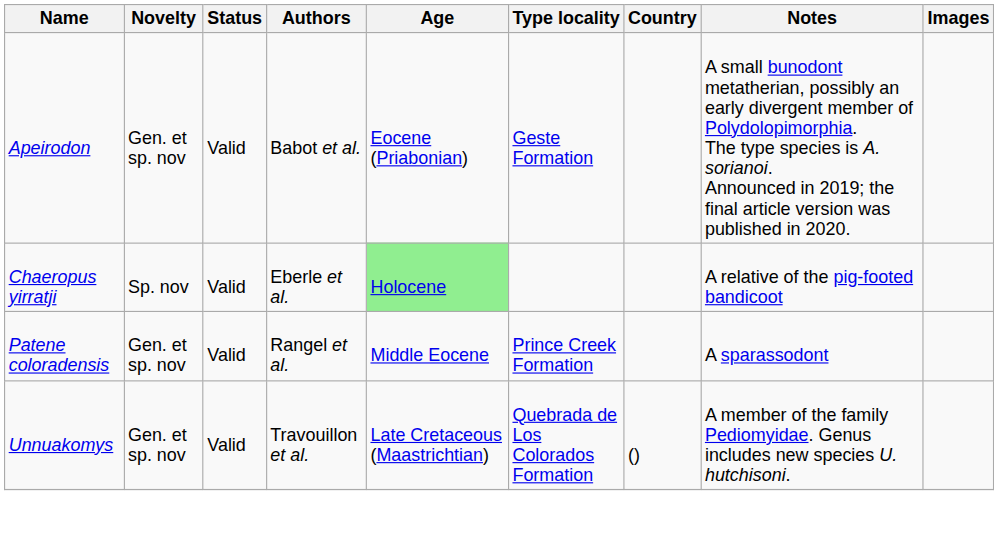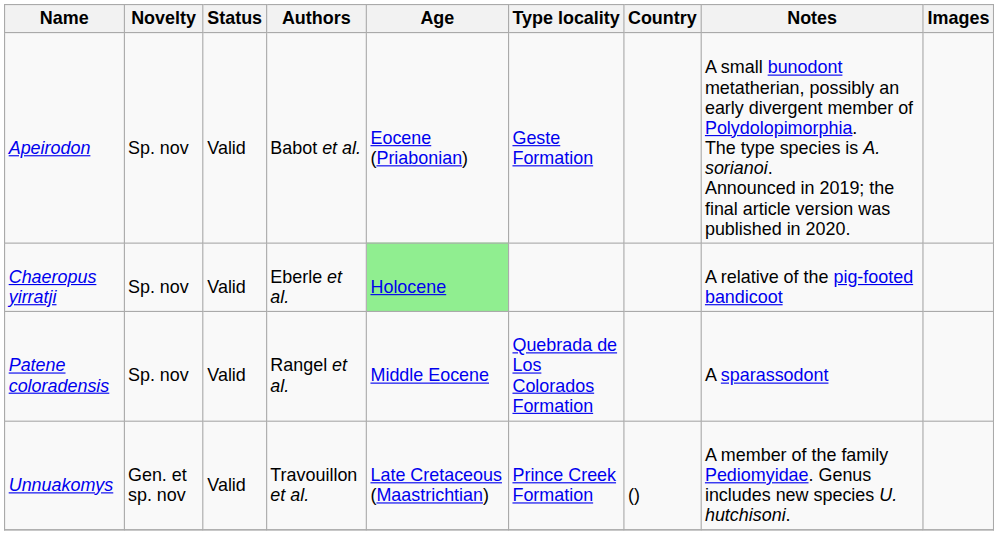(157, 147) Gen. et sp. nov -> (158, 147) Sp. nov
(157, 355) Gen. et sp. nov -> (158, 376) Sp. nov
(564, 355) Prince Creek Formation -> (565, 376) Quebrada de Los Colorados Formation
(565, 444) Quebrada de Los Colorados Formation -> (564, 485) Prince Creek Formation
